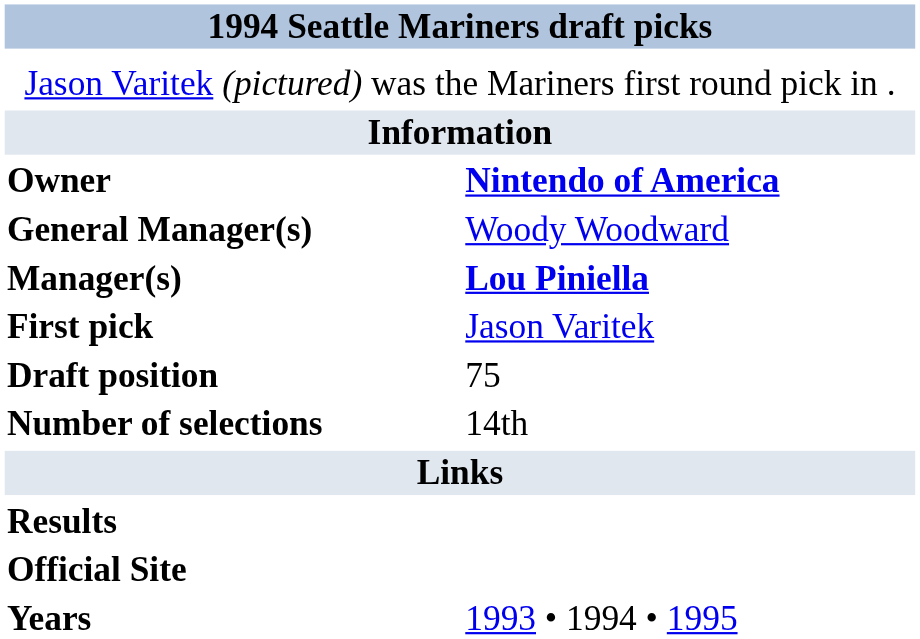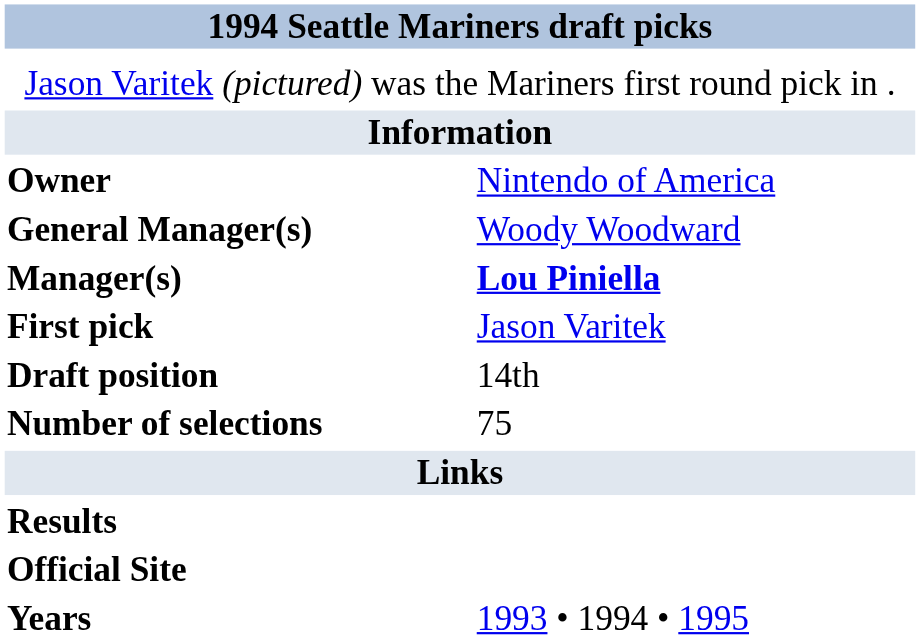(622, 180) bold -> (626, 180) normal
(483, 375) 75 -> (508, 375) 14th
(497, 423) 14th -> (494, 423) 75
